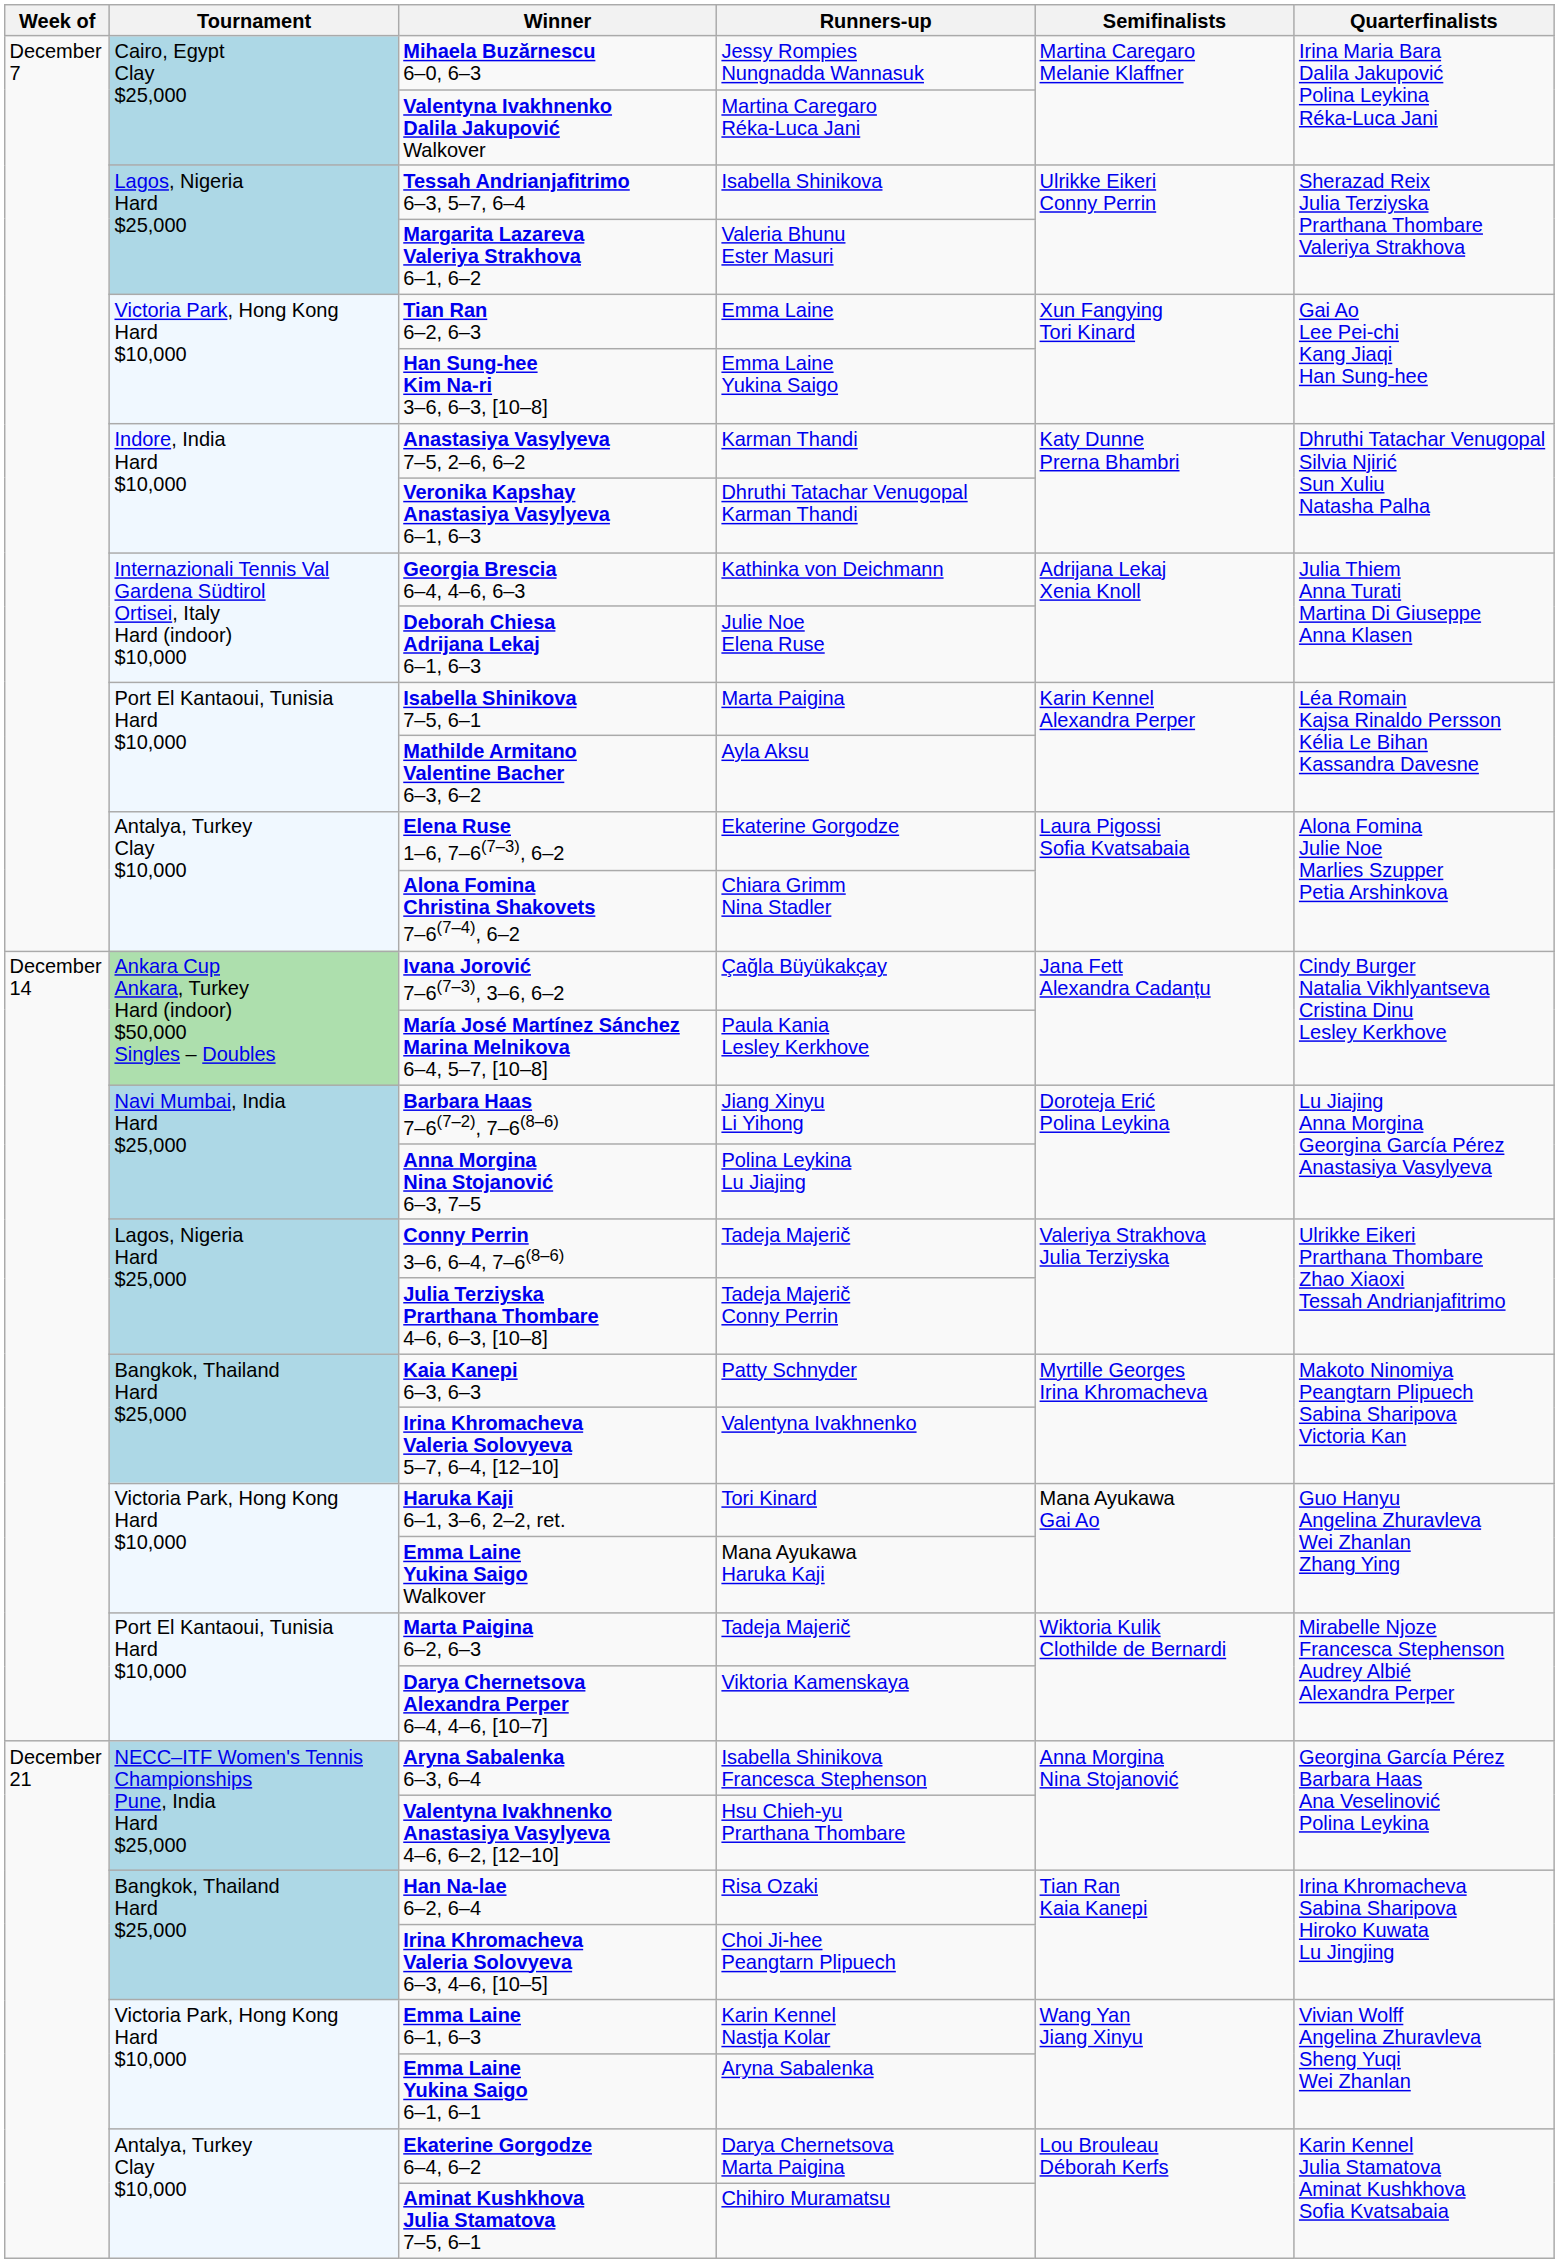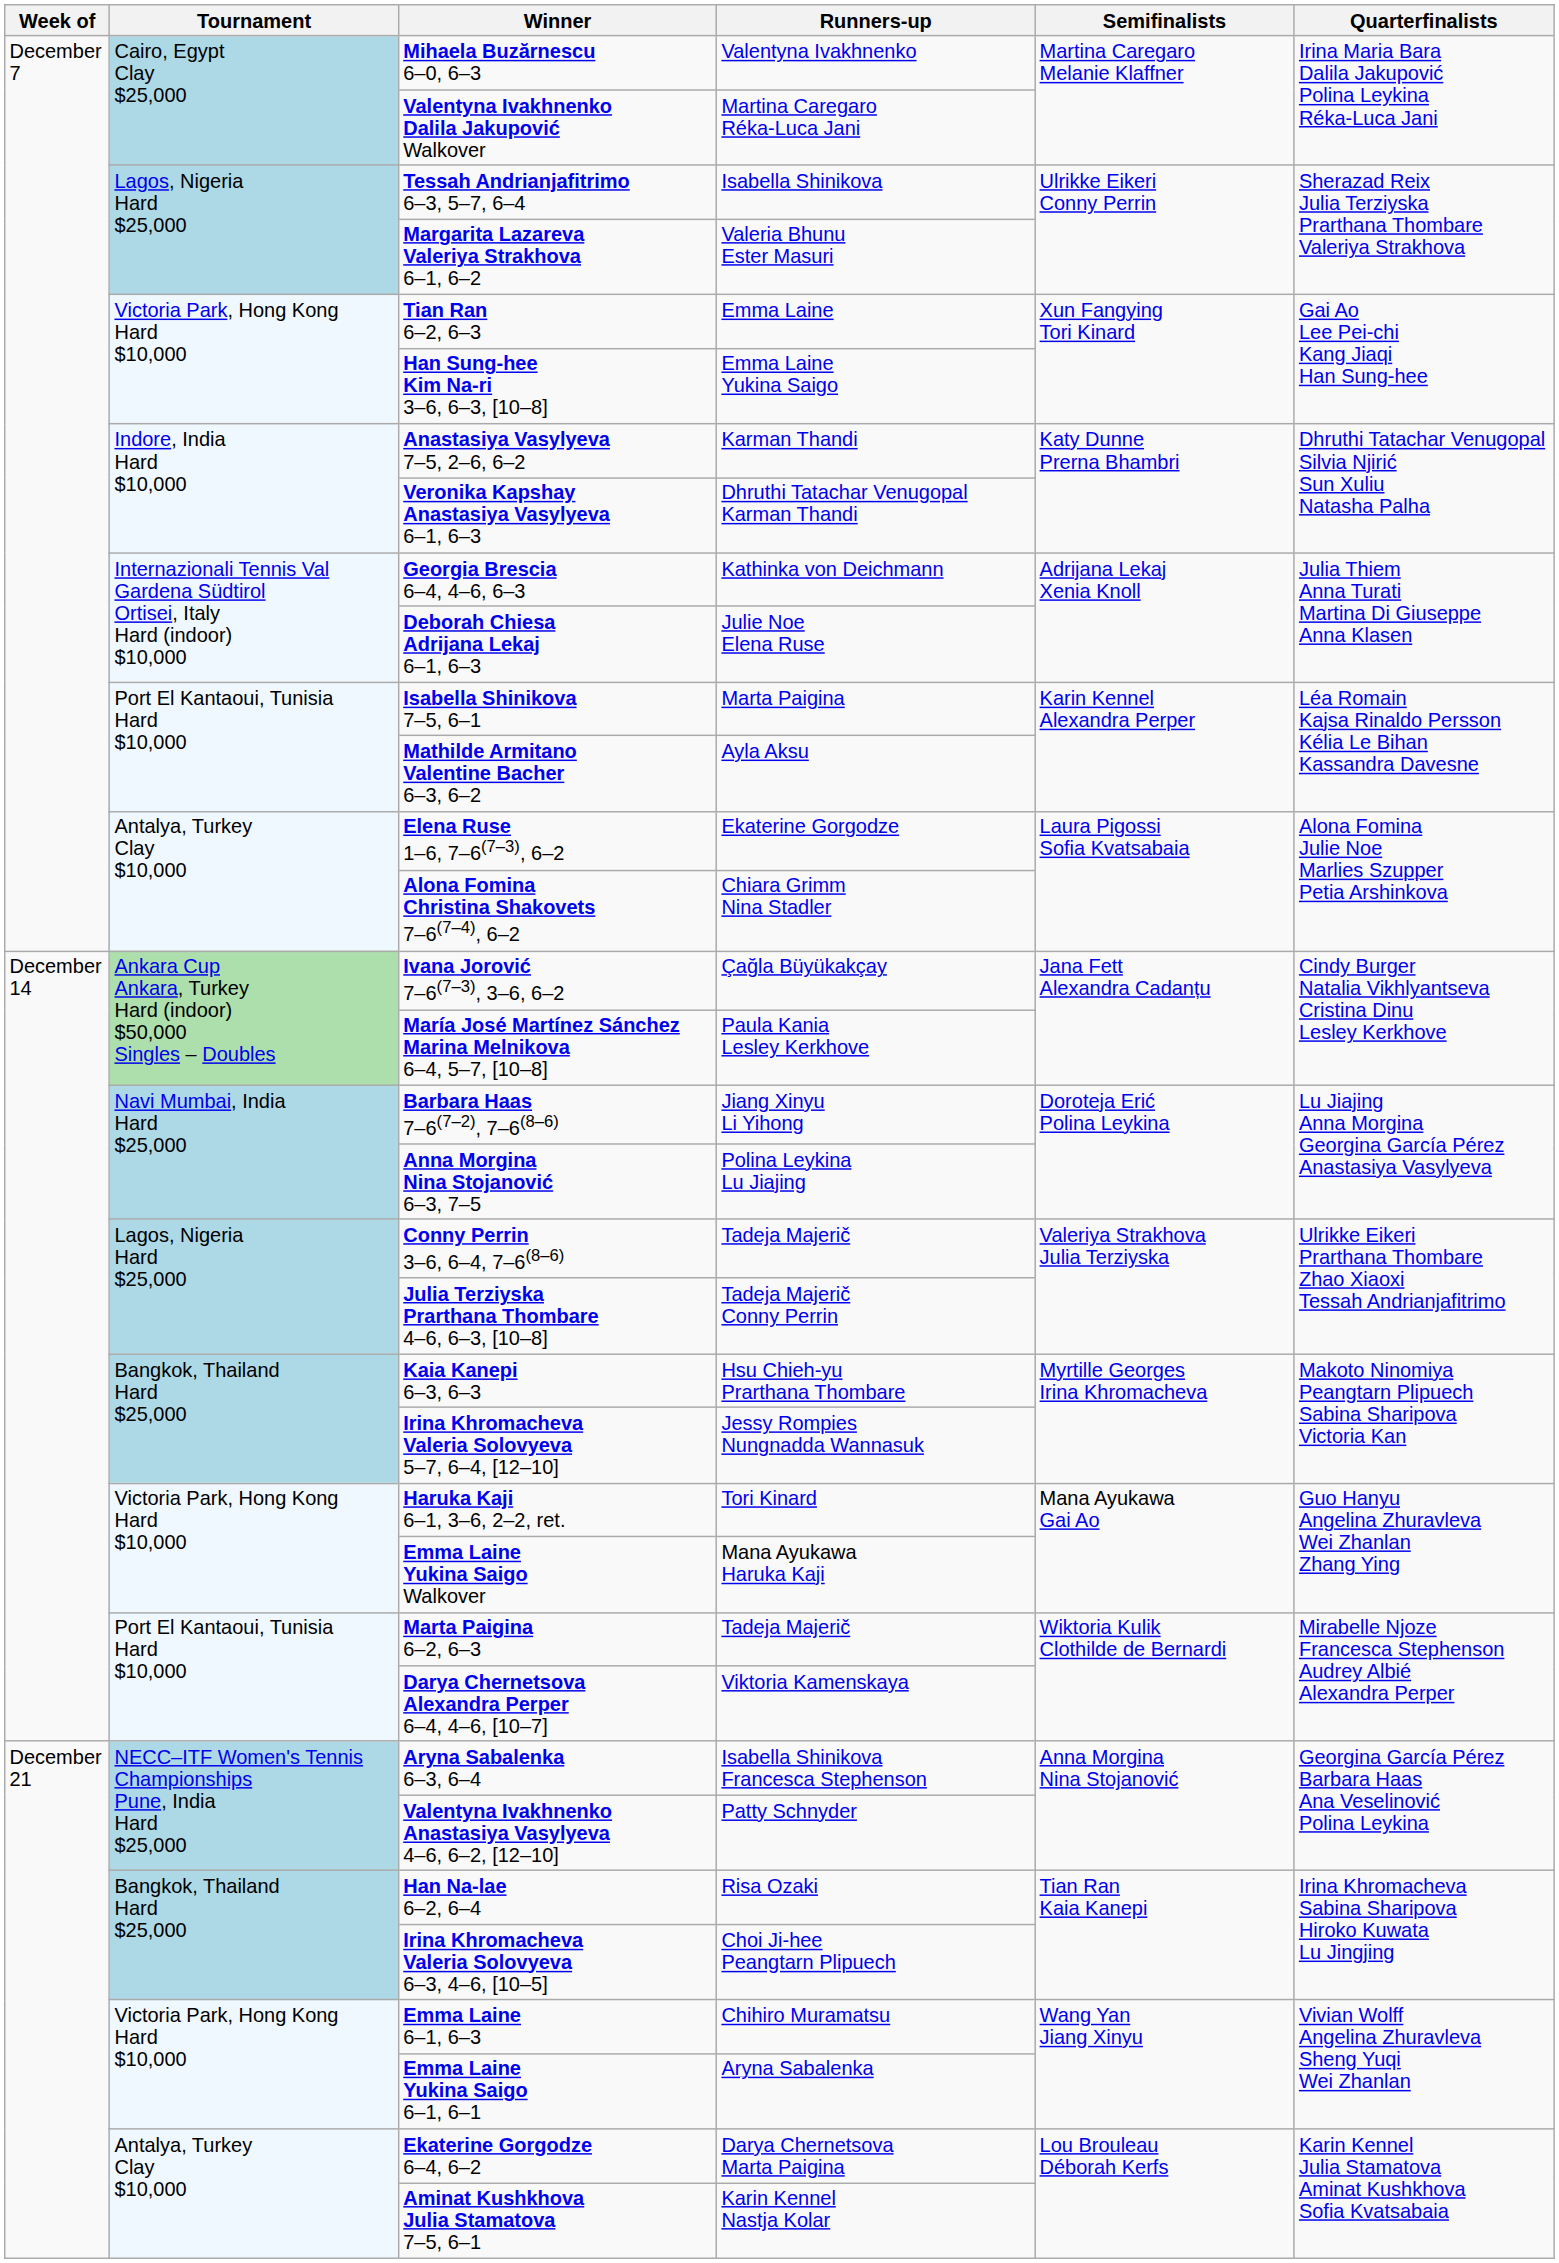(823, 63) Jessy Rompies Nungnadda Wannasuk -> (819, 52) Valentyna Ivakhnenko
(789, 1369) Patty Schnyder -> (813, 1380) Hsu Chieh-yu Prarthana Thombare
(819, 1423) Valentyna Ivakhnenko -> (823, 1434) Jessy Rompies Nungnadda Wannasuk
(813, 1821) Hsu Chieh-yu Prarthana Thombare -> (789, 1810) Patty Schnyder
(779, 2026) Karin Kennel Nastja Kolar -> (806, 2015) Chihiro Muramatsu
(806, 2198) Chihiro Muramatsu -> (779, 2209) Karin Kennel Nastja Kolar
